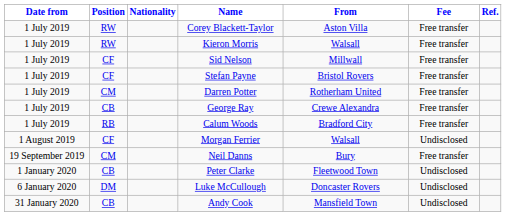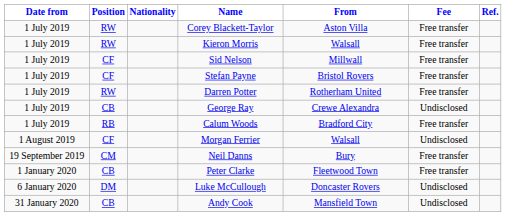(108, 92) CM -> (108, 92) RW
(444, 108) Free transfer -> (444, 108) Undisclosed
(444, 171) Undisclosed -> (444, 171) Free transfer
